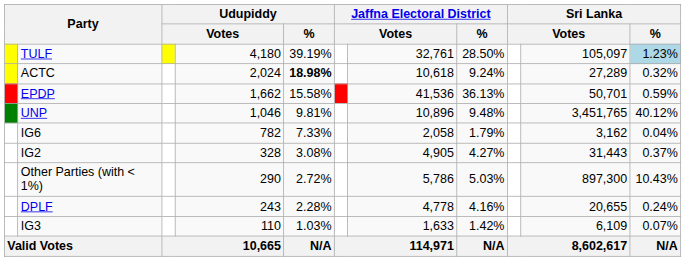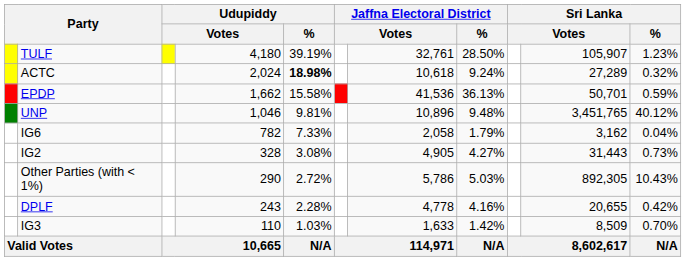(605, 53) 105,097 -> (605, 53) 105,907
(660, 53) lightblue background -> (660, 53) no background
(660, 152) 0.37% -> (660, 152) 0.73%
(605, 179) 897,300 -> (605, 179) 892,305
(660, 206) 0.24% -> (660, 206) 0.42%
(612, 226) 6,109 -> (612, 226) 8,509
(660, 226) 0.07% -> (660, 226) 0.70%
